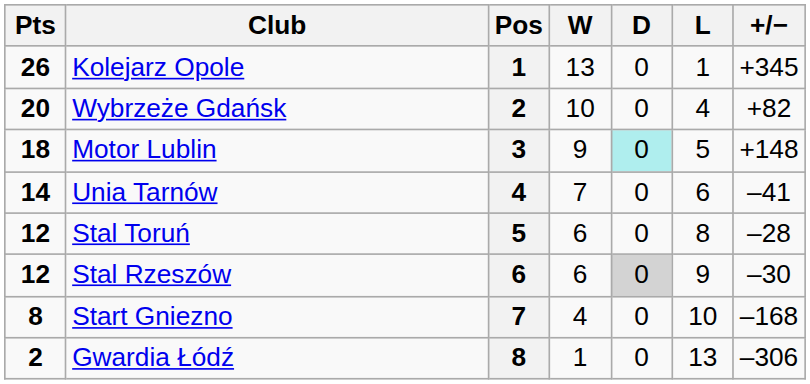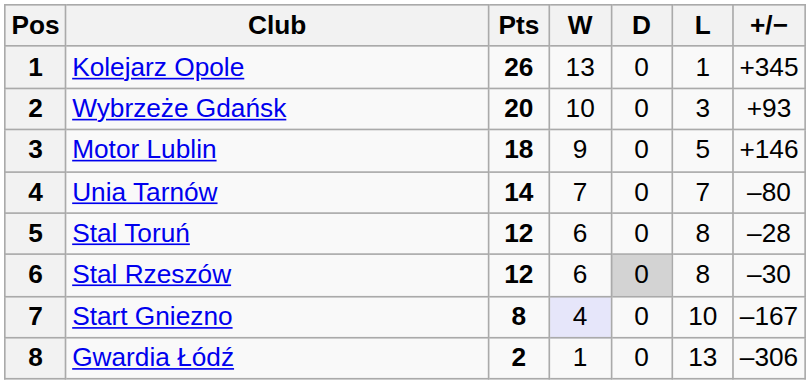columns swapped: (519, 25) <-> (35, 25)
(703, 108) 4 -> (703, 108) 3
(769, 108) +82 -> (769, 108) +93
(641, 150) paleturquoise background -> (641, 150) no background
(769, 150) +148 -> (769, 150) +146
(703, 191) 6 -> (703, 191) 7
(769, 191) –41 -> (769, 191) –80
(703, 274) 9 -> (703, 274) 8
(580, 316) no background -> (580, 316) lavender background
(769, 316) –168 -> (769, 316) –167
